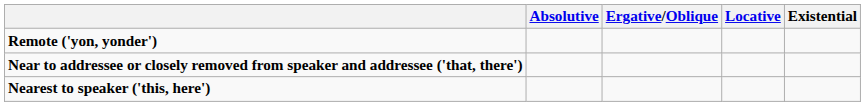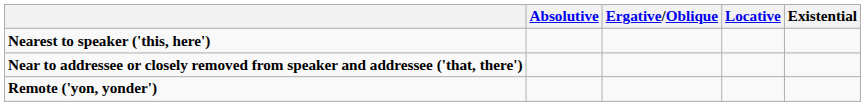rows swapped: (109, 88) <-> (82, 40)
